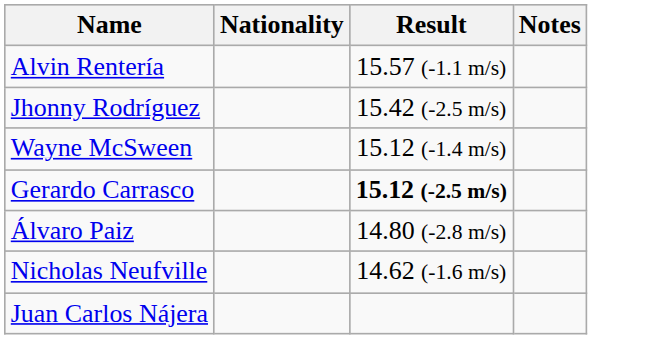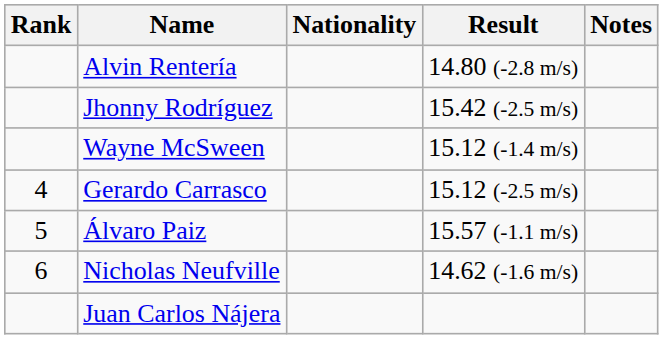+ column: (41, 25)
(431, 66) 15.57 (-1.1 m/s) -> (503, 66) 14.80 (-2.8 m/s)
(431, 189) bold -> (503, 189) normal
(431, 230) 14.80 (-2.8 m/s) -> (503, 230) 15.57 (-1.1 m/s)
